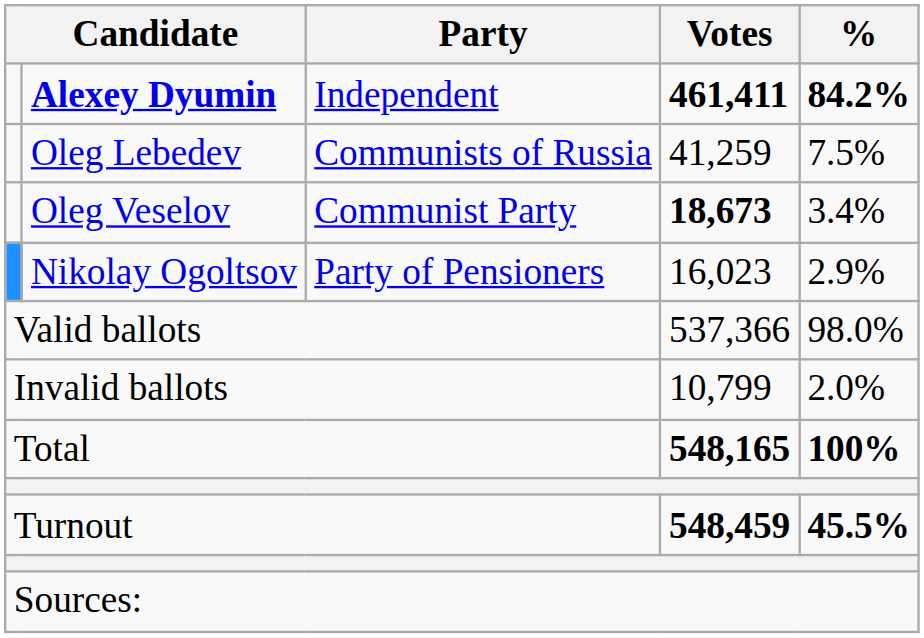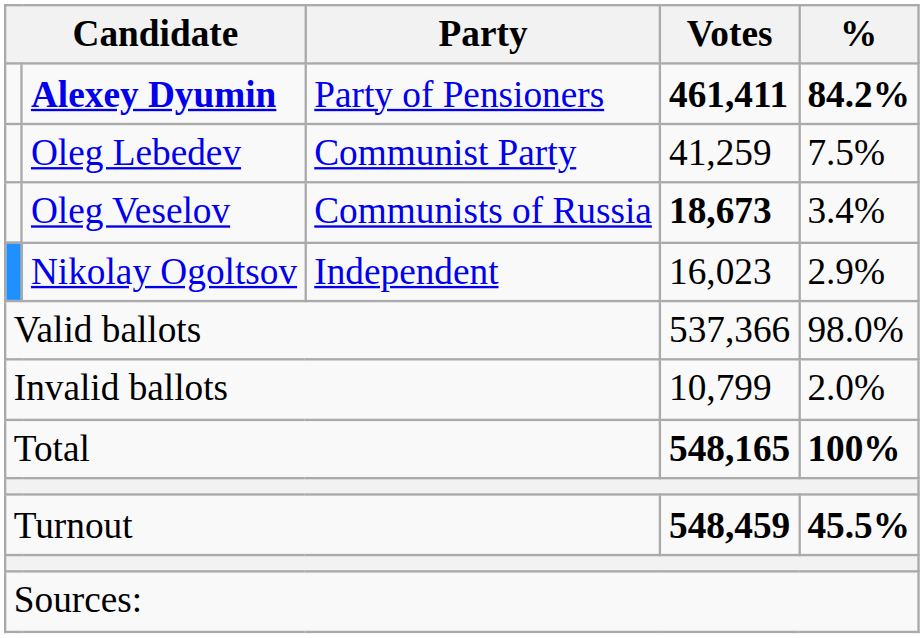(406, 93) Independent -> (459, 93) Party of Pensioners
(483, 152) Communists of Russia -> (445, 152) Communist Party
(445, 211) Communist Party -> (483, 211) Communists of Russia
(459, 270) Party of Pensioners -> (406, 270) Independent
